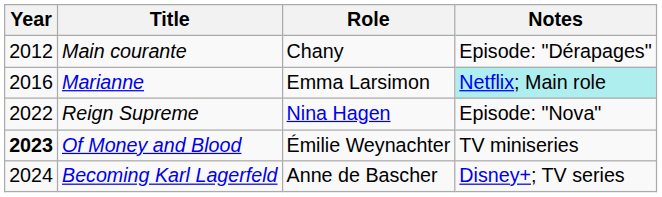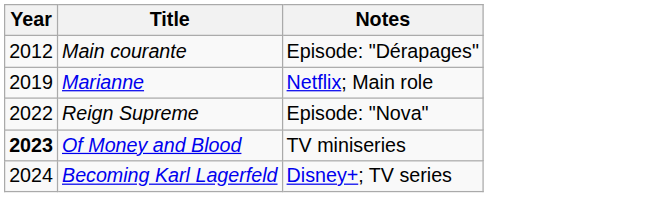- column: (368, 20)
(31, 82) 2016 -> (31, 82) 2019
(533, 82) paleturquoise background -> (360, 82) no background
